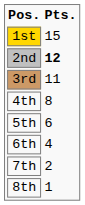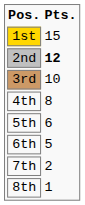(52, 80) 11 -> (52, 80) 10
(48, 145) 4 -> (48, 145) 5
